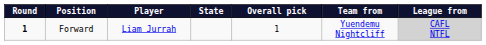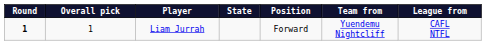columns swapped: (277, 11) <-> (76, 11)
(440, 29) lightgrey background -> (440, 29) no background
